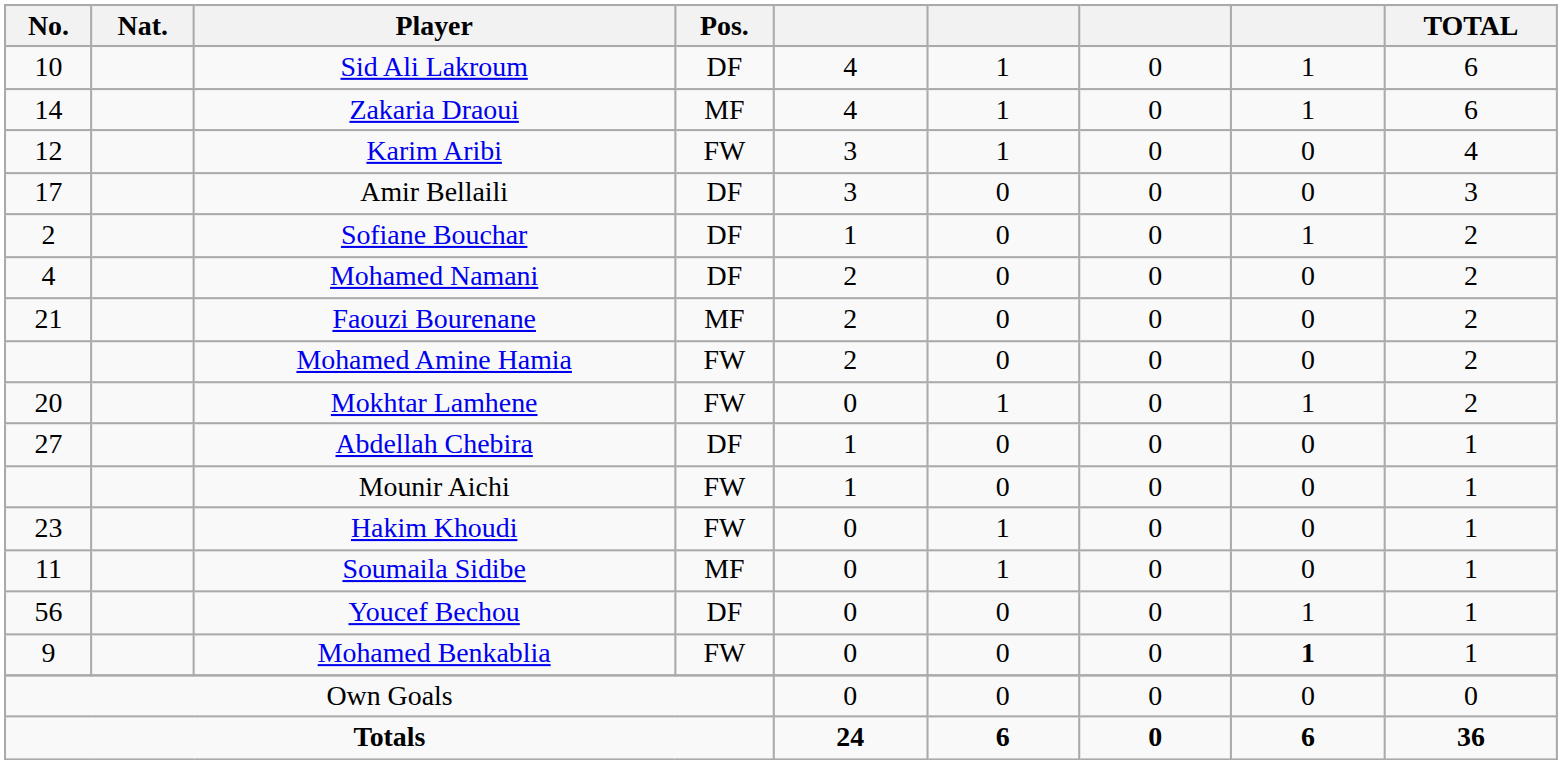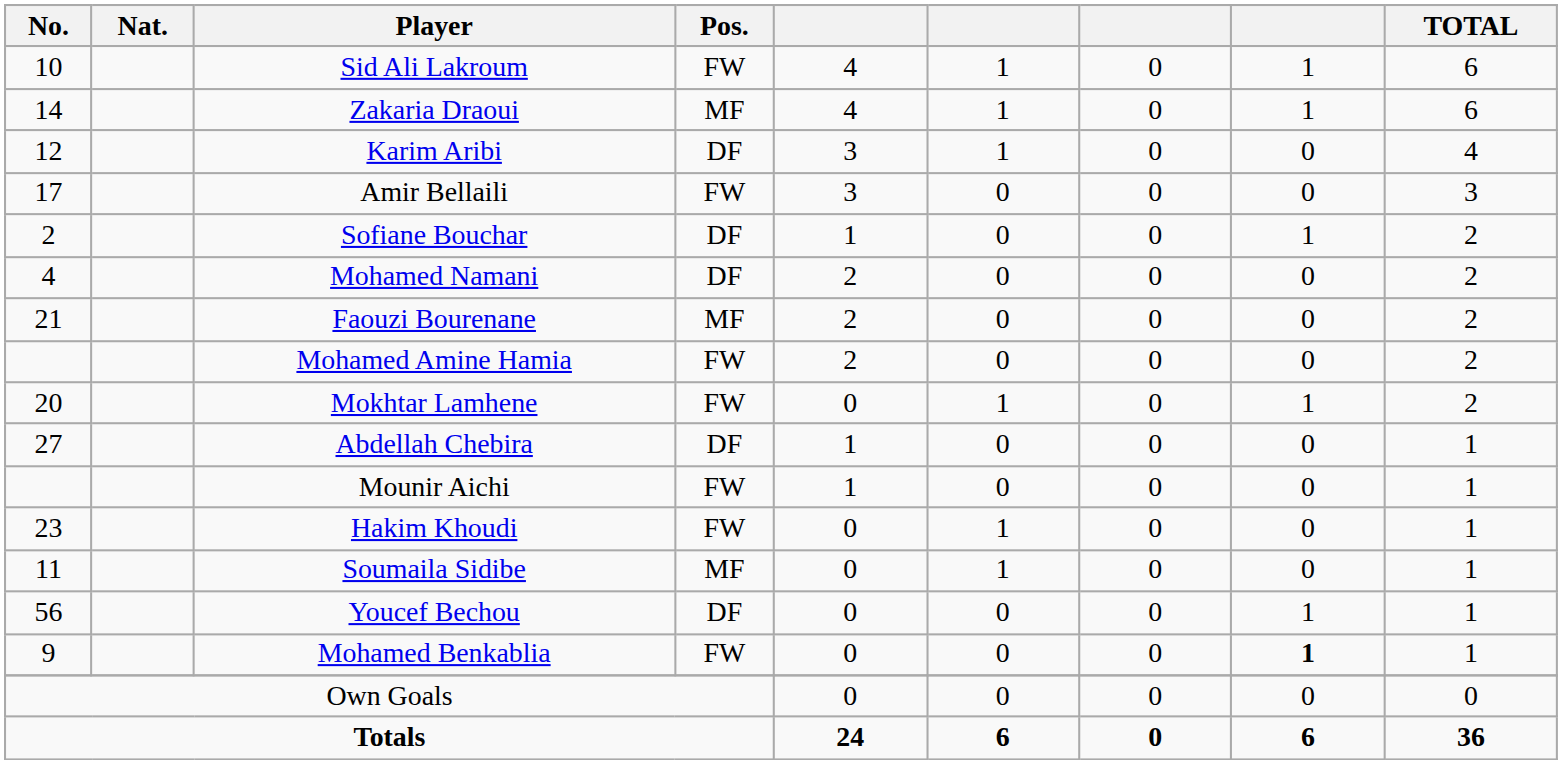(724, 66) DF -> (724, 66) FW
(724, 150) FW -> (724, 150) DF
(724, 192) DF -> (724, 192) FW
